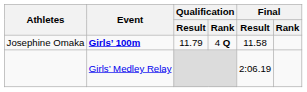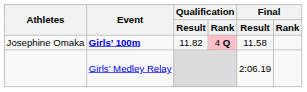(191, 43) 11.79 -> (191, 43) 11.82
(222, 43) no background -> (222, 43) pink background
